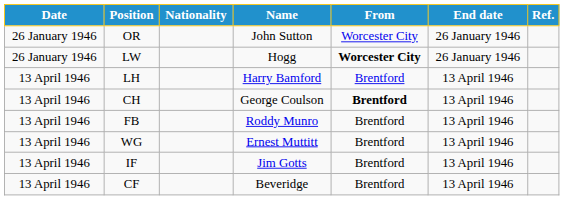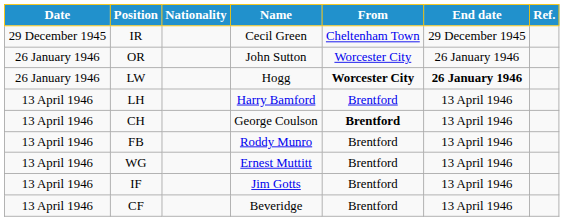+ row: (136, 36)
(478, 57) normal -> (477, 78) bold
